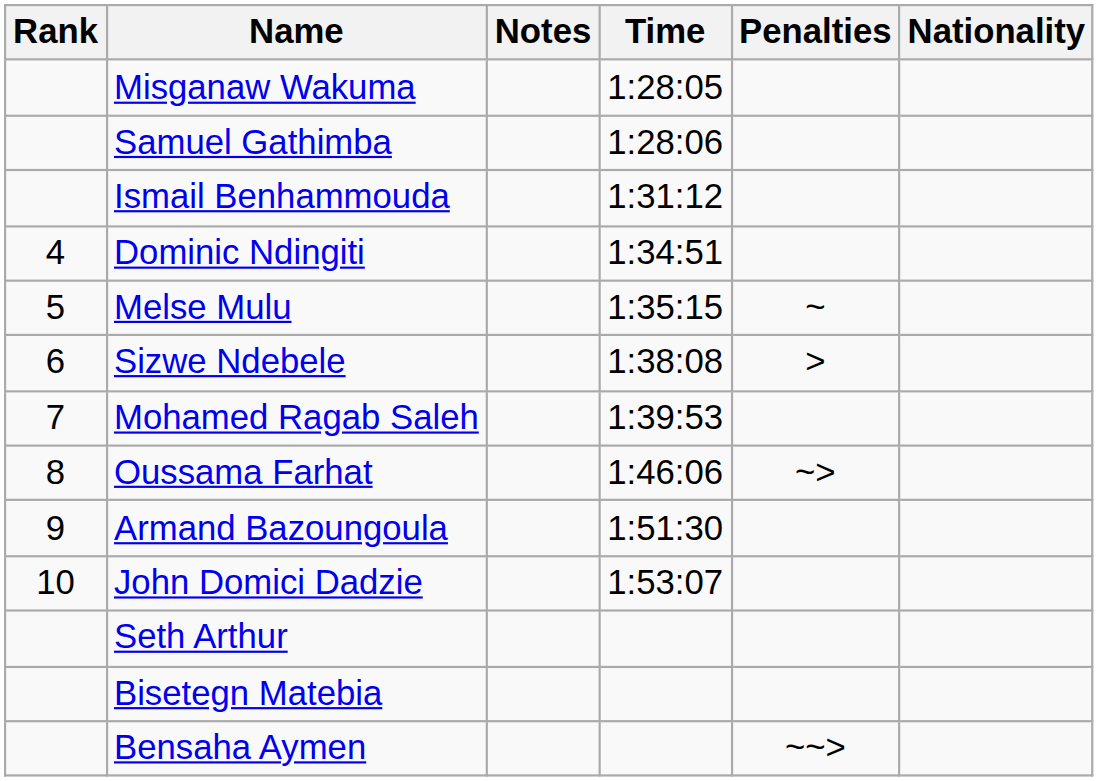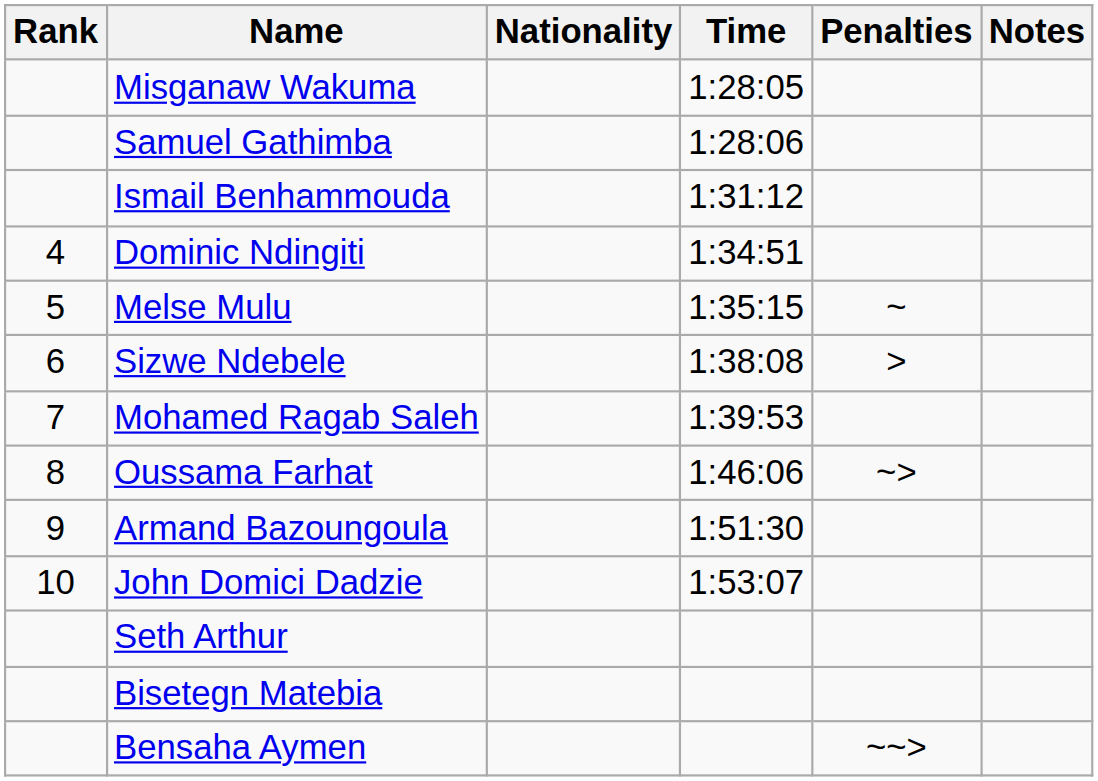columns swapped: (996, 32) <-> (543, 32)
